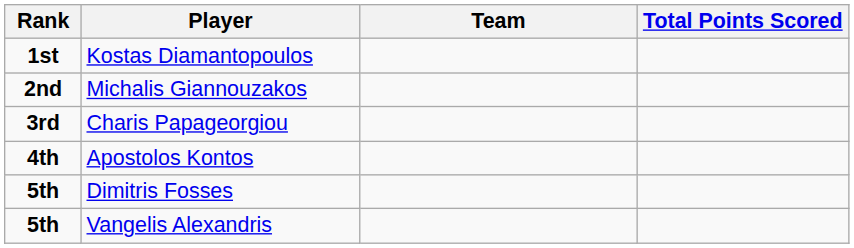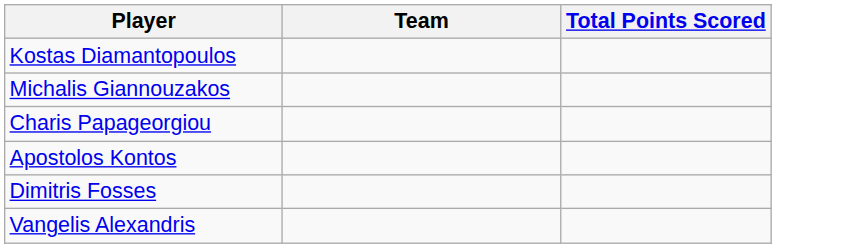- column: (43, 21)
